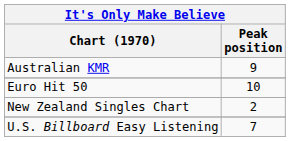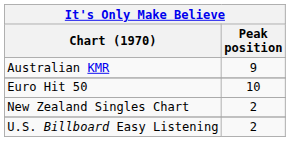(253, 127) 7 -> (253, 127) 2
